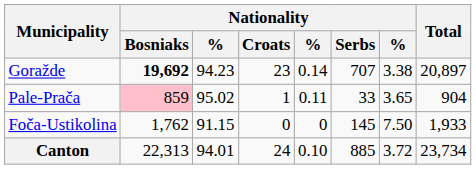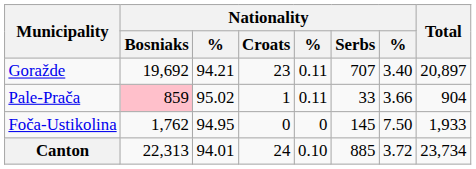(166, 71) bold -> (166, 71) normal
(215, 71) 94.23 -> (215, 71) 94.21
(313, 71) 0.14 -> (313, 71) 0.11
(398, 71) 3.38 -> (398, 71) 3.40
(398, 97) 3.65 -> (398, 97) 3.66
(215, 124) 91.15 -> (215, 124) 94.95
